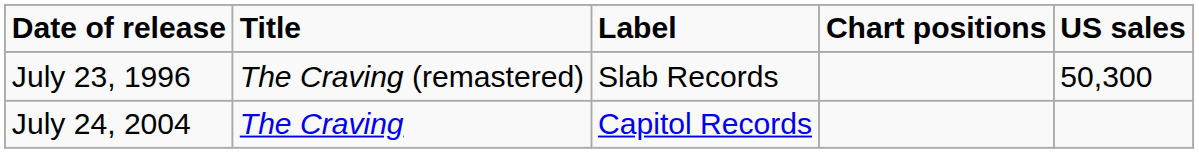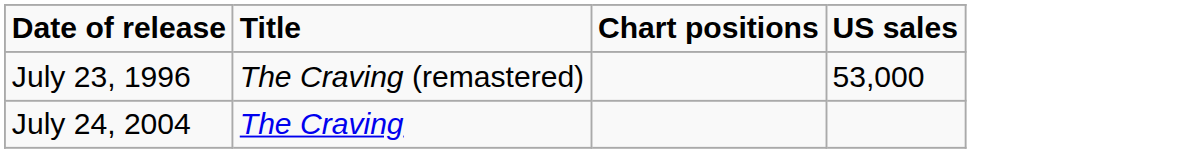- column: (637, 28)
(1106, 76) 50,300 -> (878, 76) 53,000
